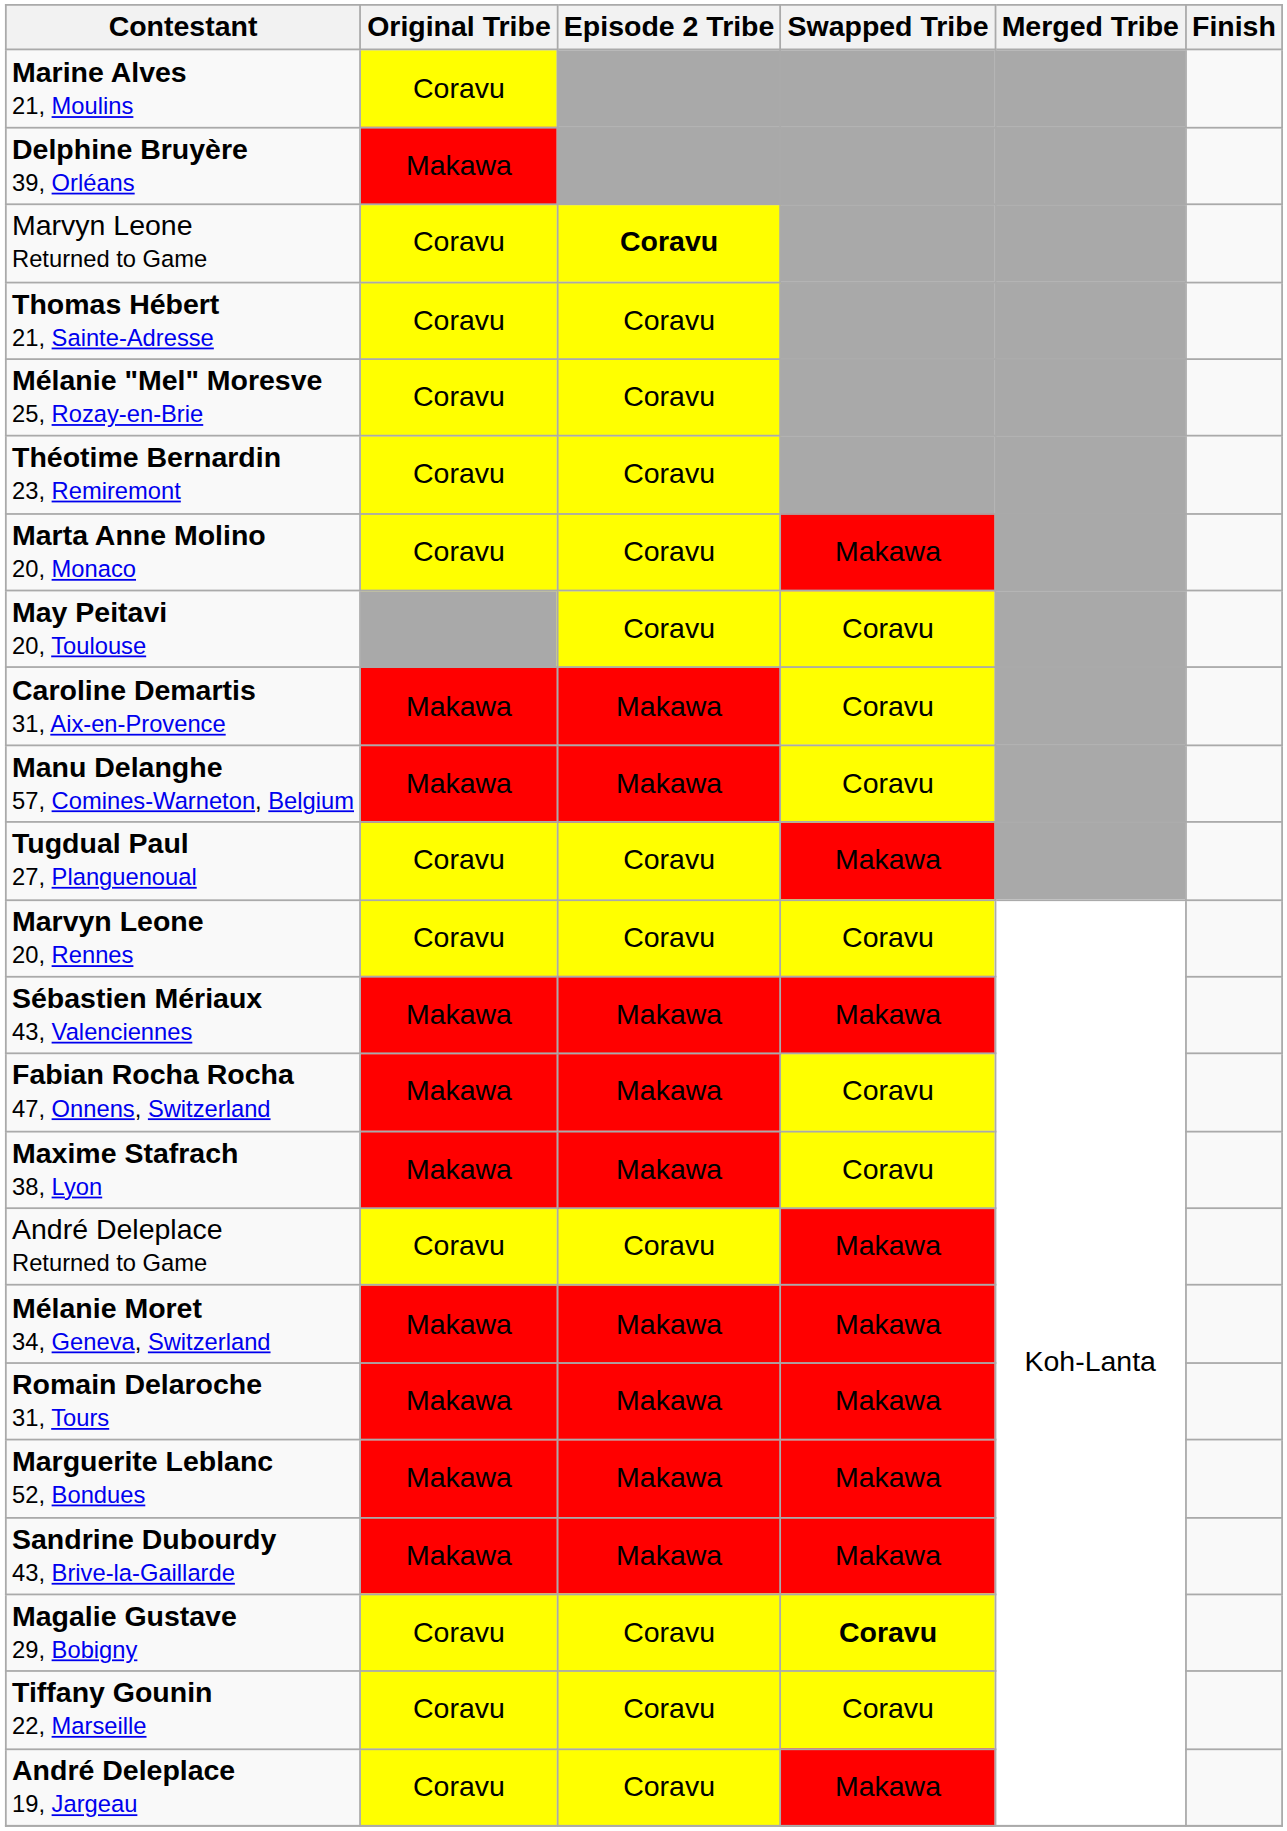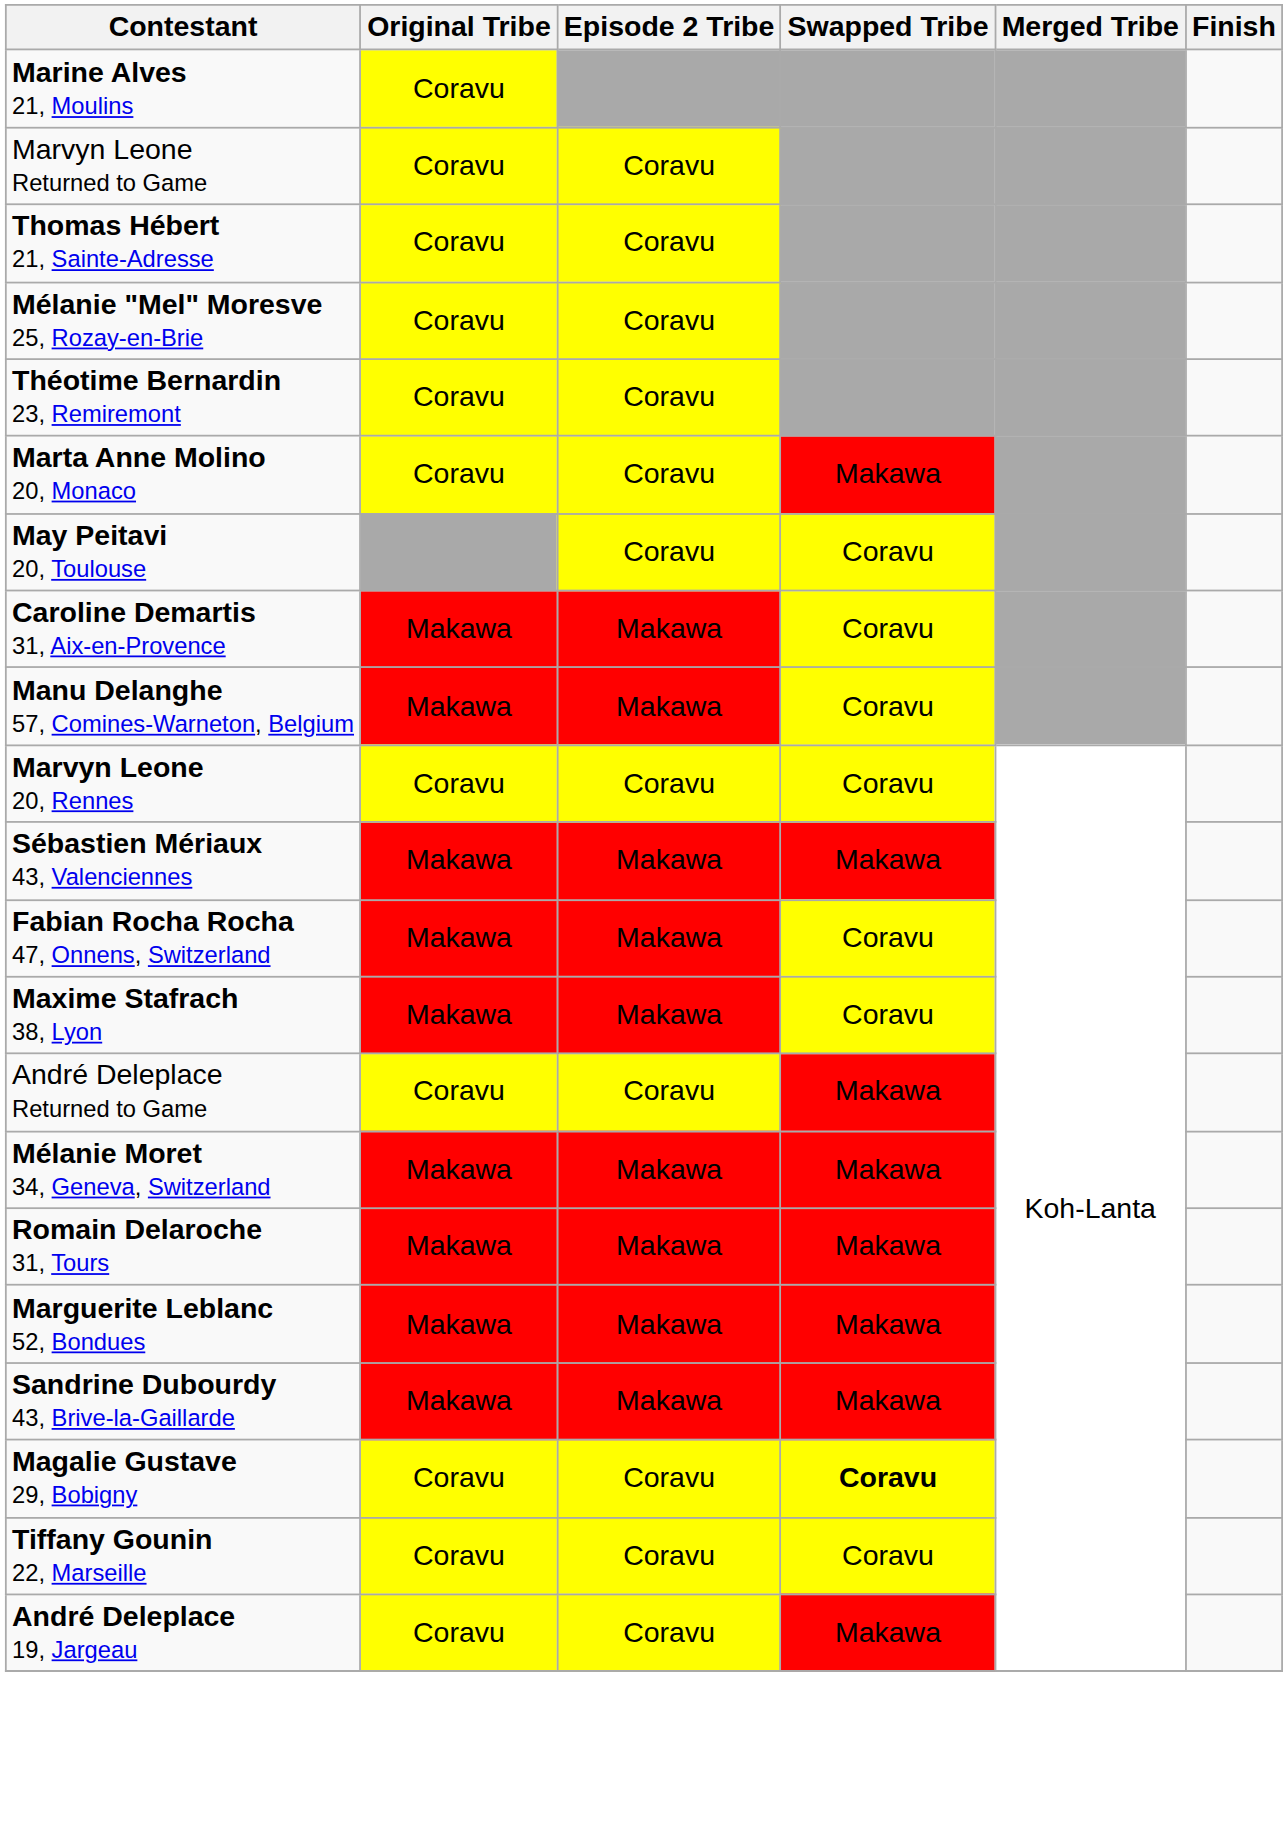- row: (130, 165)
(669, 242) bold -> (669, 165) normal
- row: (104, 860)
